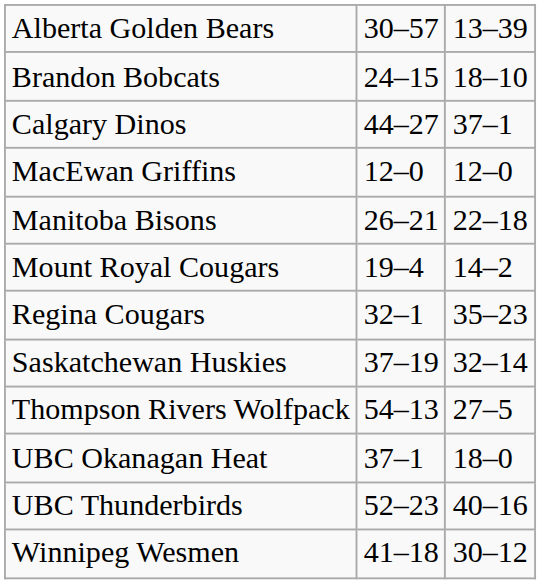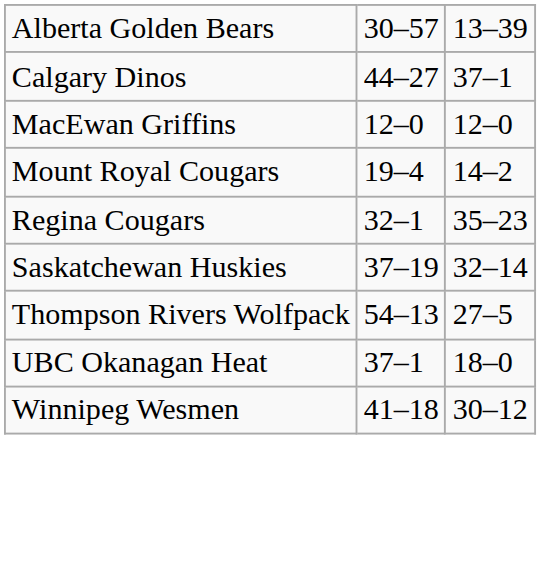- row: (116, 76)
- row: (114, 219)
- row: (127, 505)
